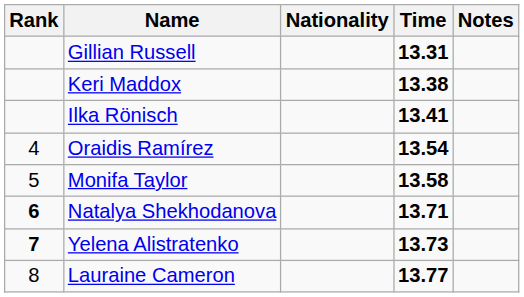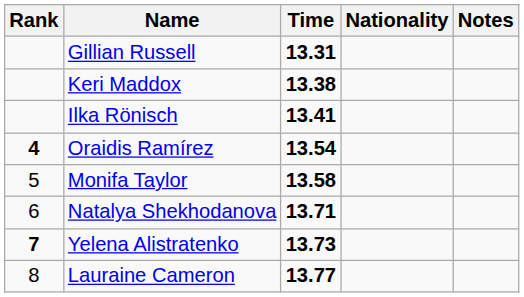columns swapped: (337, 20) <-> (423, 20)
(34, 148) normal -> (34, 148) bold
(34, 212) bold -> (34, 212) normal
